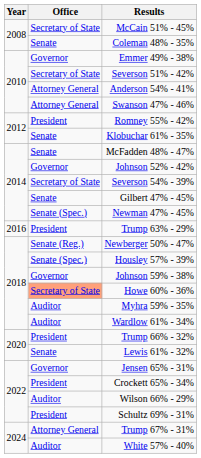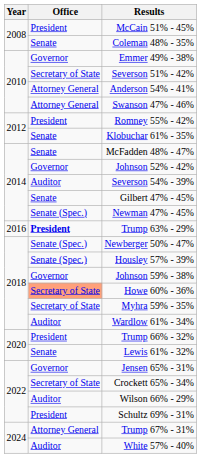(65, 27) Secretary of State -> (49, 27) President
(65, 182) Secretary of State -> (46, 182) Auditor
(49, 228) normal -> (50, 228) bold
(57, 244) Senate (Reg.) -> (59, 244) Senate (Spec.)
(46, 306) Auditor -> (65, 306) Secretary of State
(49, 383) President -> (65, 383) Secretary of State
